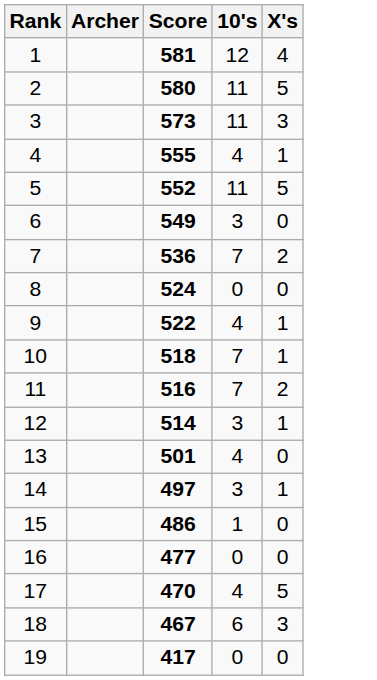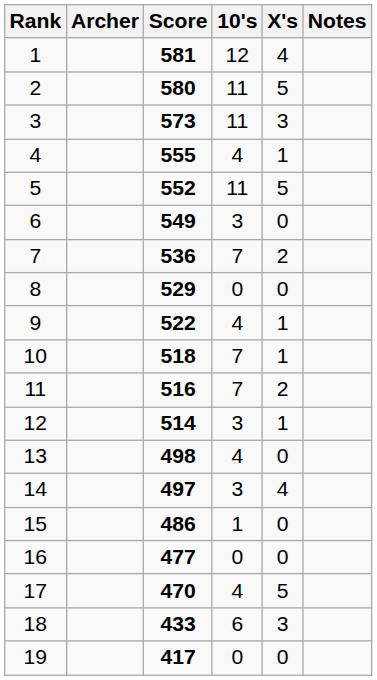+ column: (337, 21)
(178, 289) 524 -> (178, 289) 529
(178, 456) 501 -> (178, 456) 498
(283, 490) 1 -> (283, 490) 4
(178, 624) 467 -> (178, 624) 433
